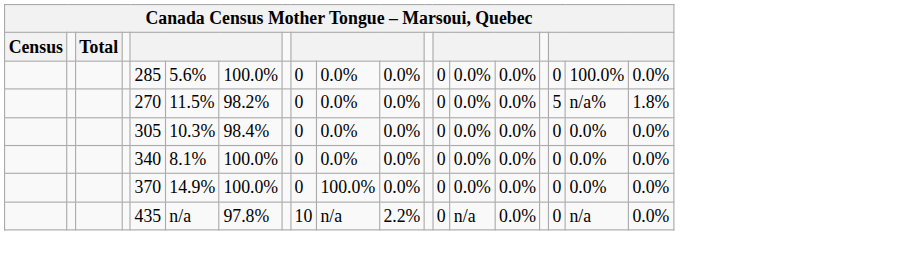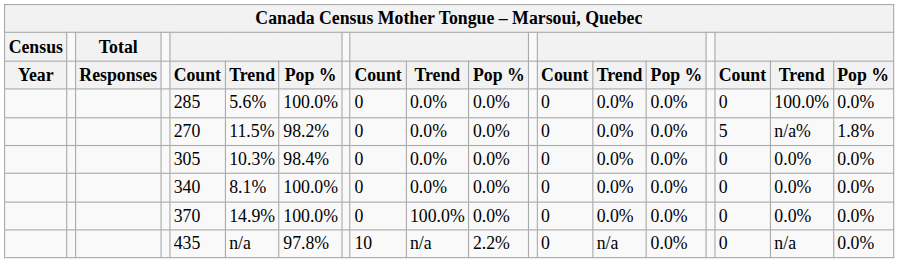+ row: (36, 74)
